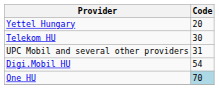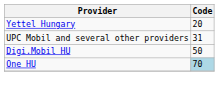- row: (31, 38)
(198, 64) 54 -> (198, 51) 50
